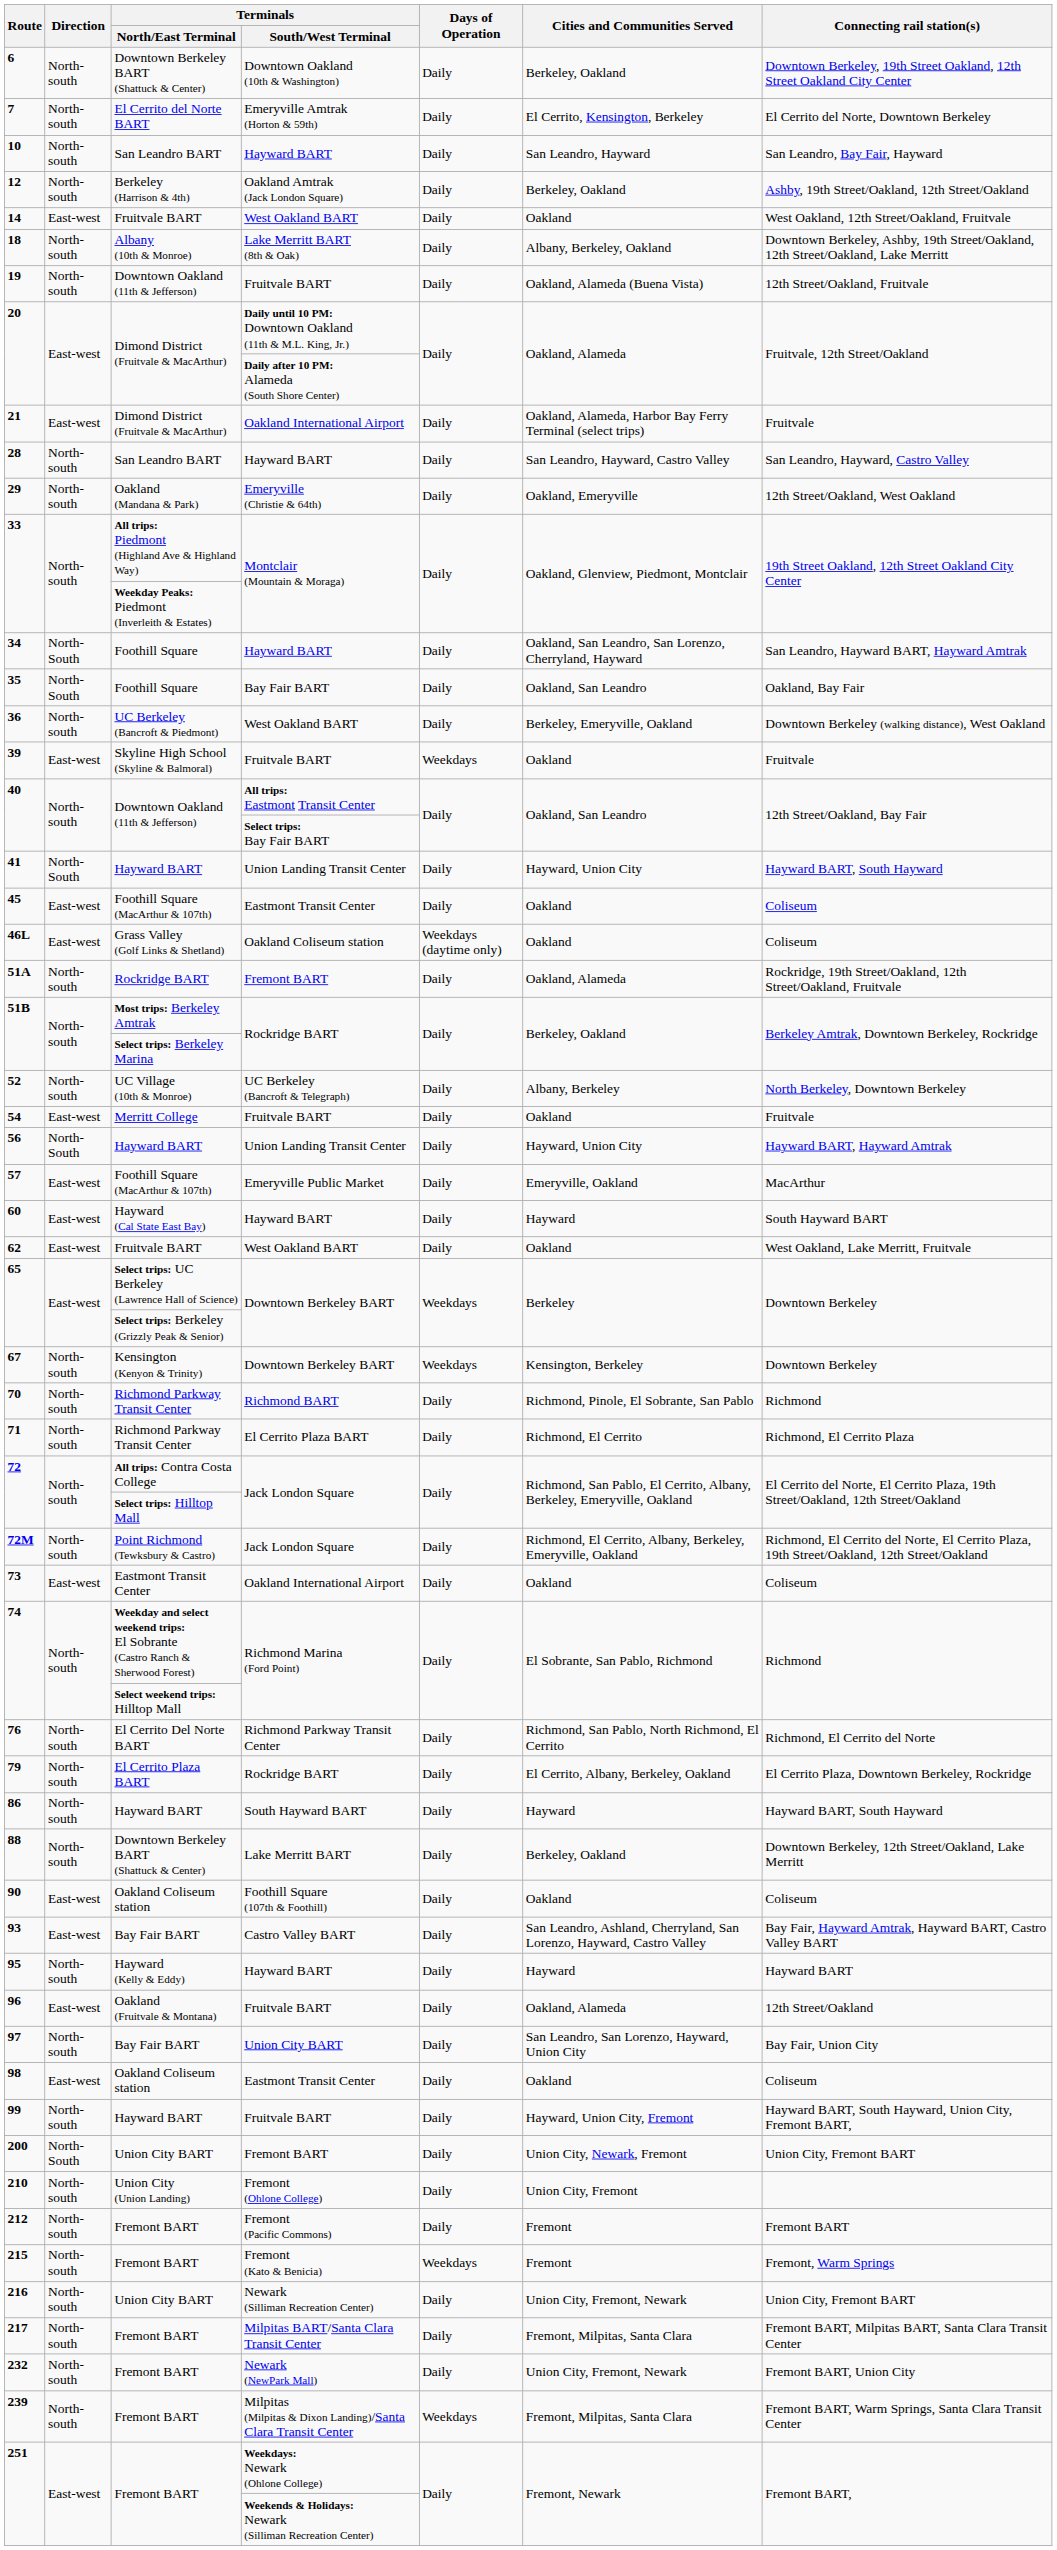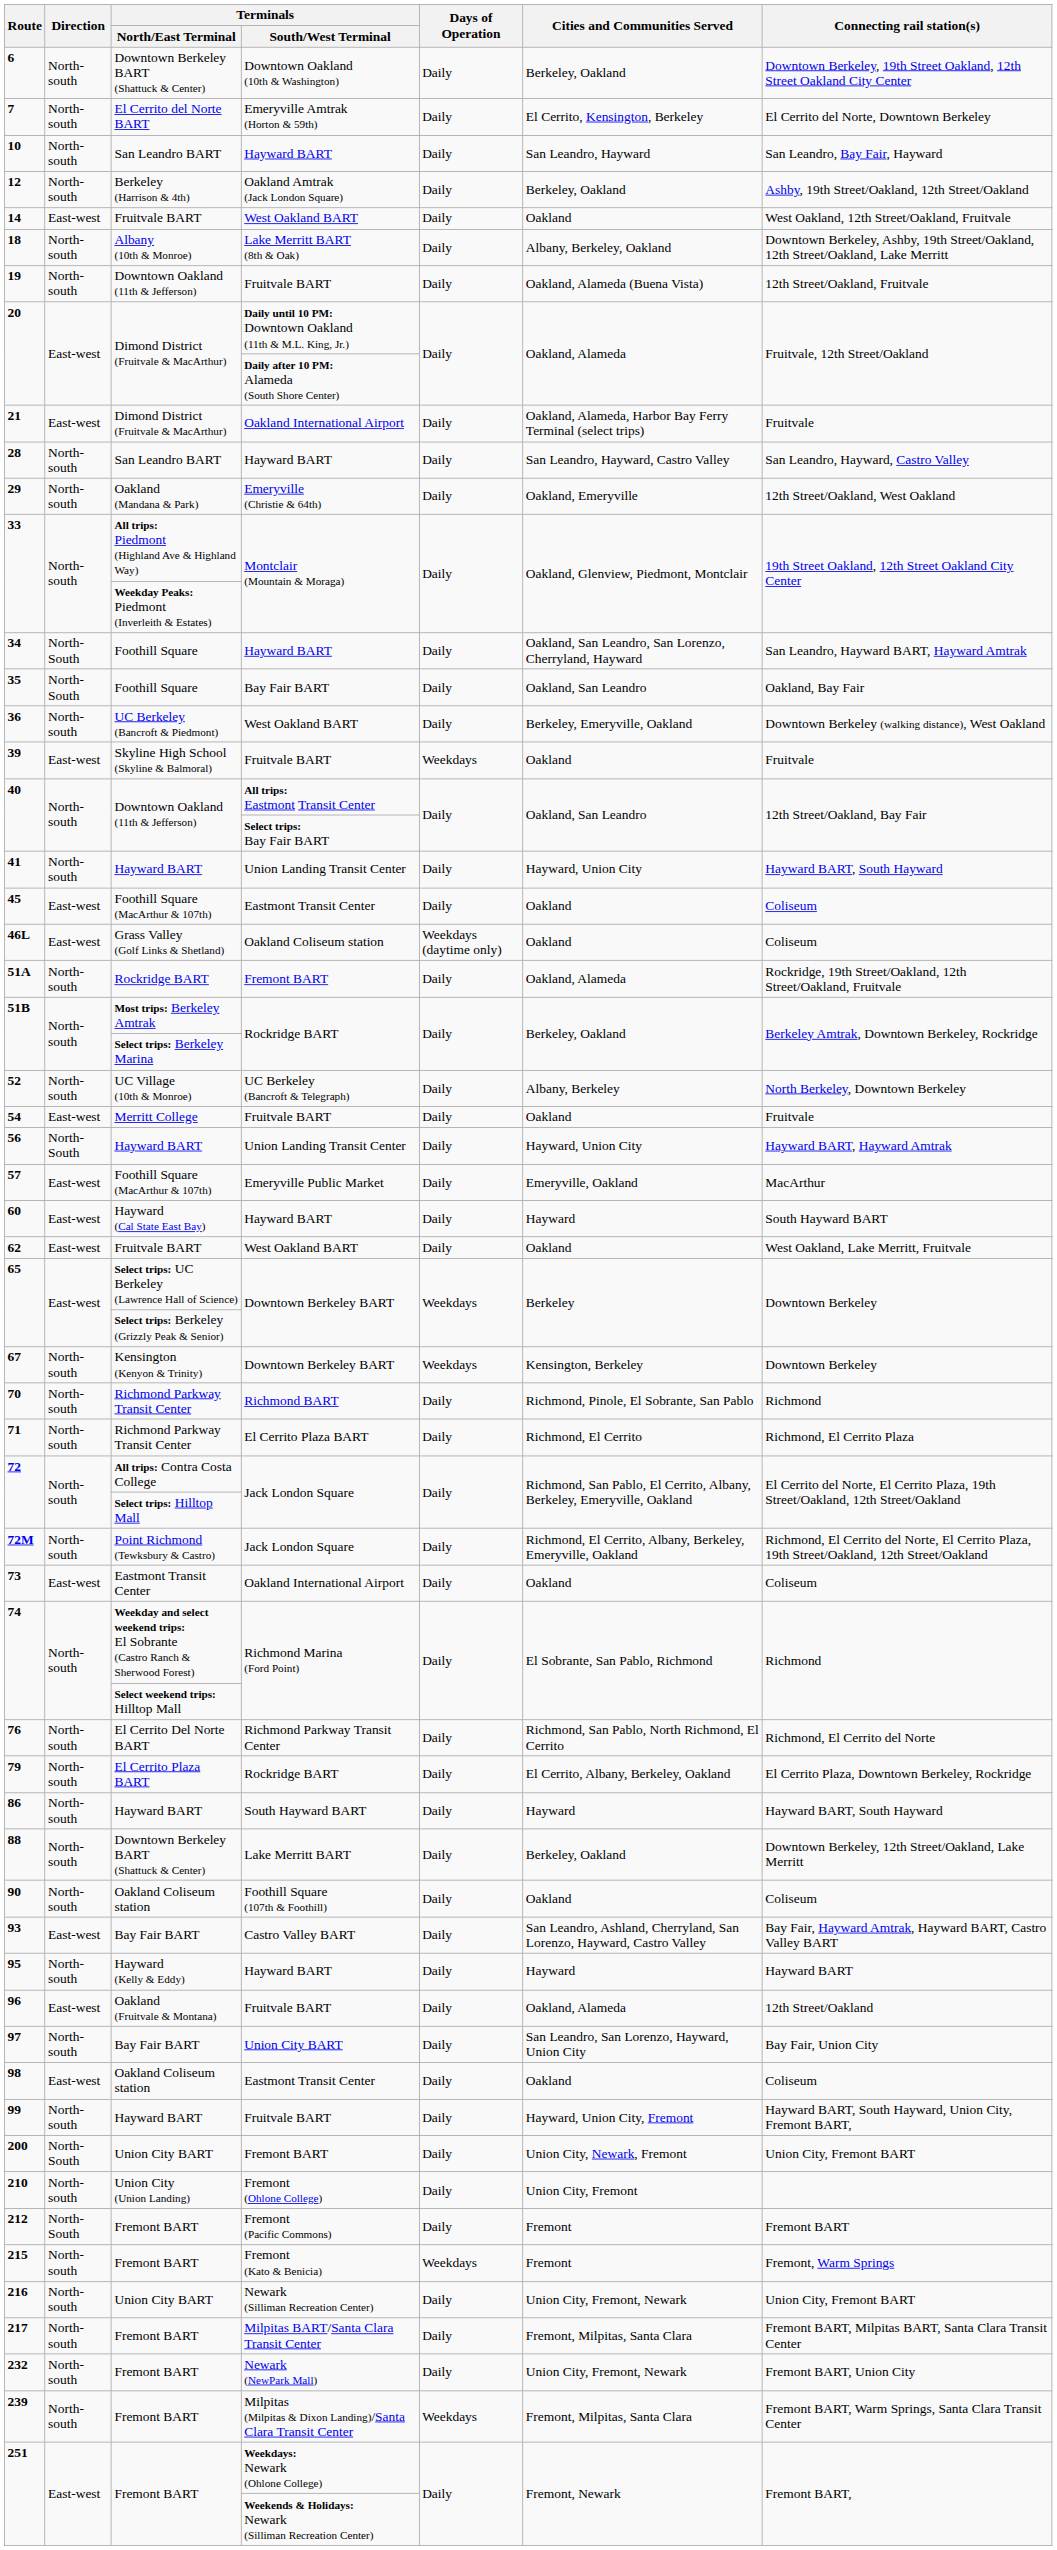(66, 869) North-South -> (66, 869) North-south
(74, 1898) East-west -> (66, 1898) North-south
(66, 2226) North-south -> (66, 2226) North-South
